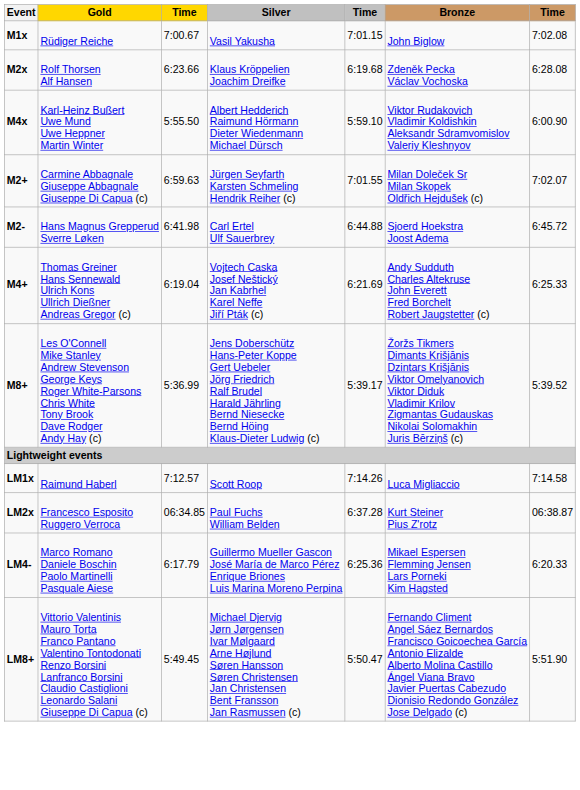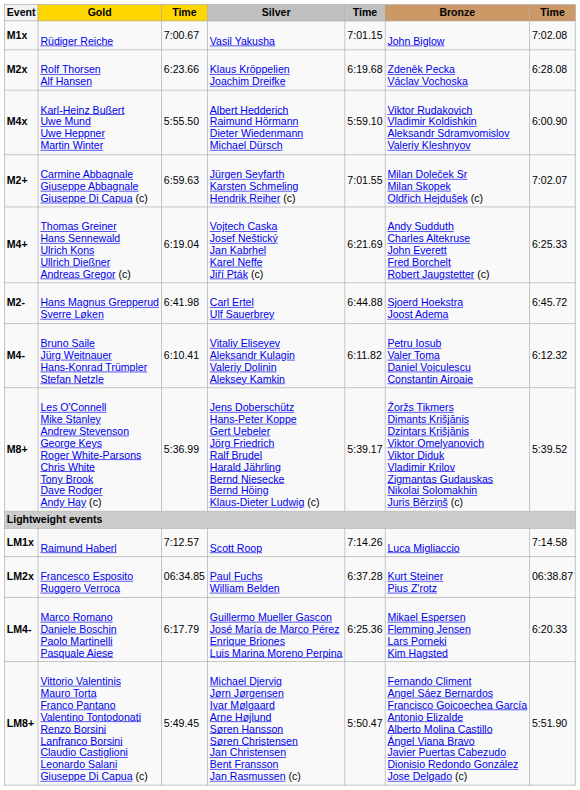rows swapped: (16, 227) <-> (17, 285)
+ row: (16, 355)
